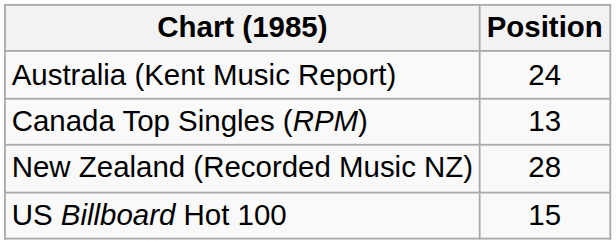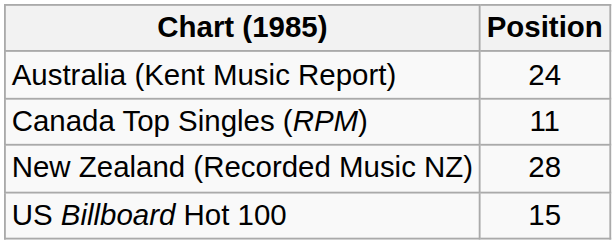(545, 121) 13 -> (545, 121) 11
